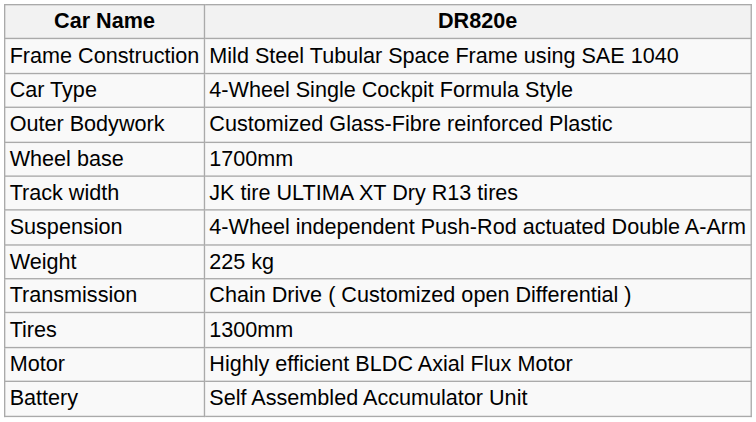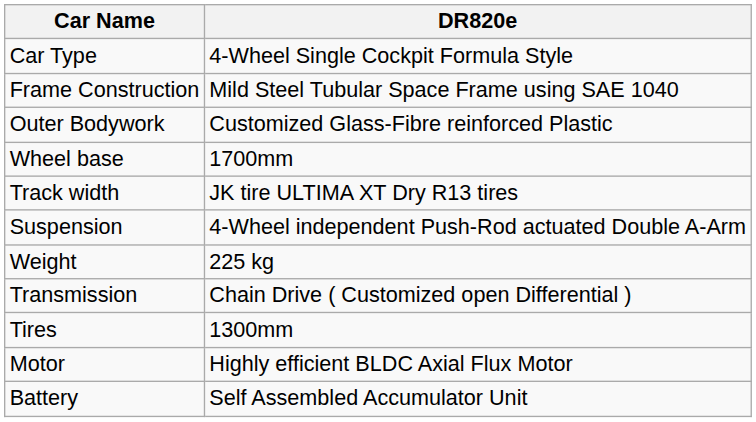rows swapped: (53, 90) <-> (104, 55)
